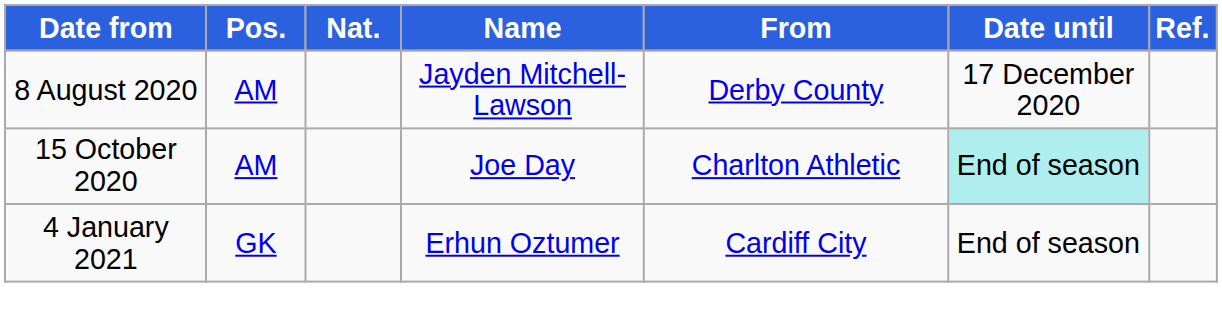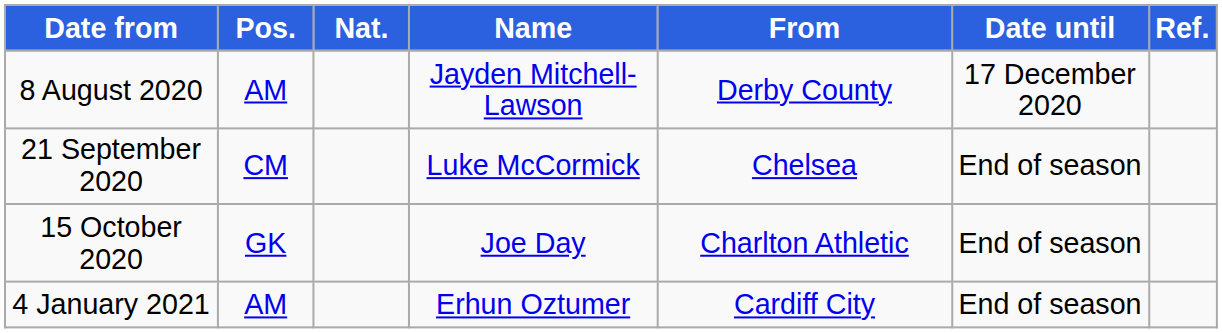+ row: (111, 166)
(256, 166) AM -> (266, 243) GK
(1048, 166) paleturquoise background -> (1050, 243) no background
(256, 243) GK -> (266, 305) AM
